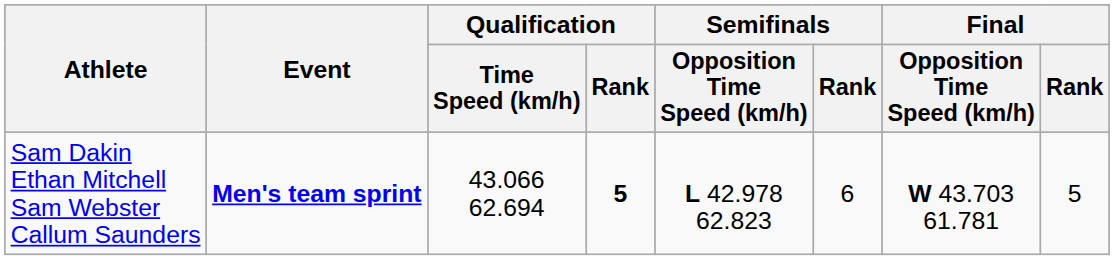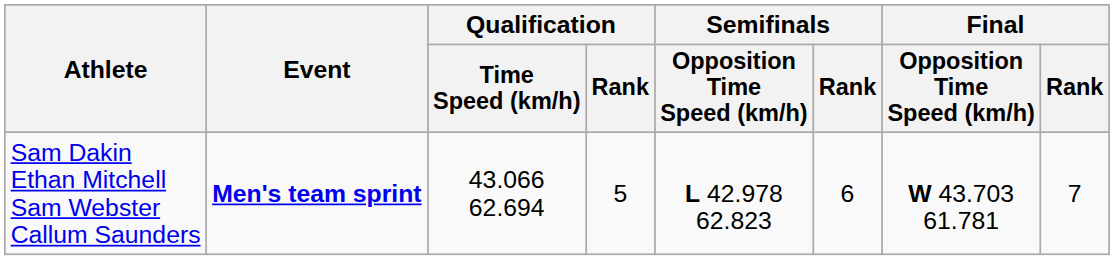(620, 194) bold -> (620, 194) normal
(1075, 194) 5 -> (1075, 194) 7
